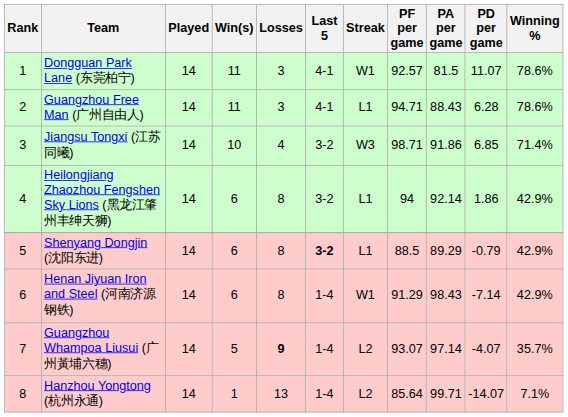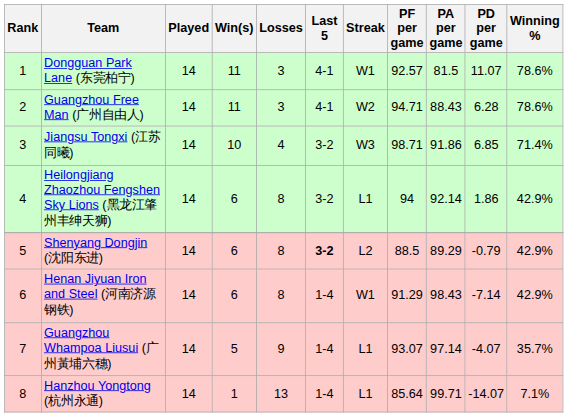(365, 107) L1 -> (365, 107) W2
(365, 251) L1 -> (365, 251) L2
(281, 349) bold -> (281, 349) normal
(365, 349) L2 -> (365, 349) L1
(365, 394) L2 -> (365, 394) L1
